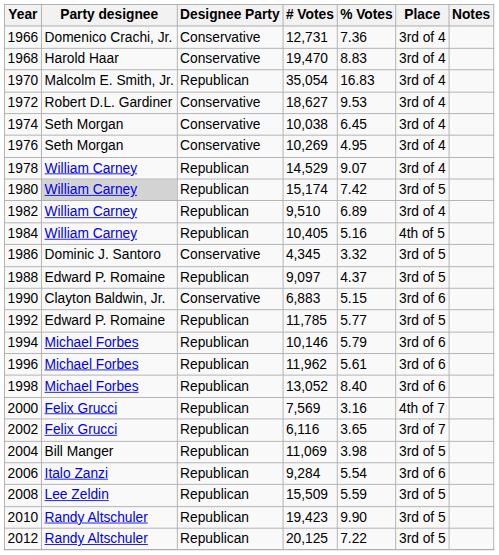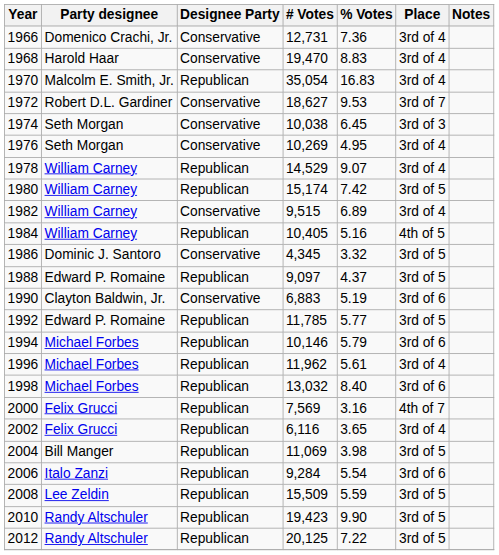(422, 102) 3rd of 4 -> (422, 102) 3rd of 7
(422, 124) 3rd of 4 -> (422, 124) 3rd of 3
(91, 189) lightgrey background -> (91, 189) no background
(215, 211) Republican -> (220, 211) Conservative
(303, 211) 9,510 -> (303, 211) 9,515
(354, 299) 5.15 -> (354, 299) 5.19
(422, 364) 3rd of 6 -> (422, 364) 3rd of 4
(307, 386) 13,052 -> (307, 386) 13,032
(422, 430) 3rd of 7 -> (422, 430) 3rd of 4
